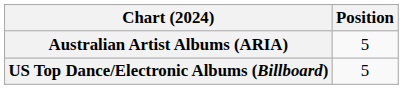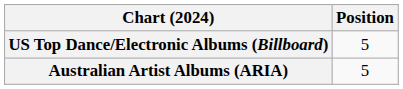rows swapped: (168, 44) <-> (168, 71)
